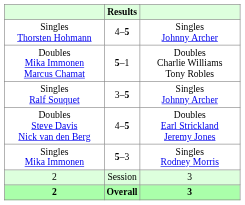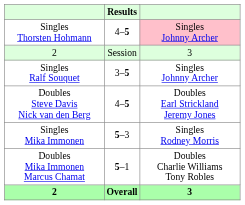(190, 32) no background -> (190, 32) pink background
rows swapped: (54, 63) <-> (54, 177)
